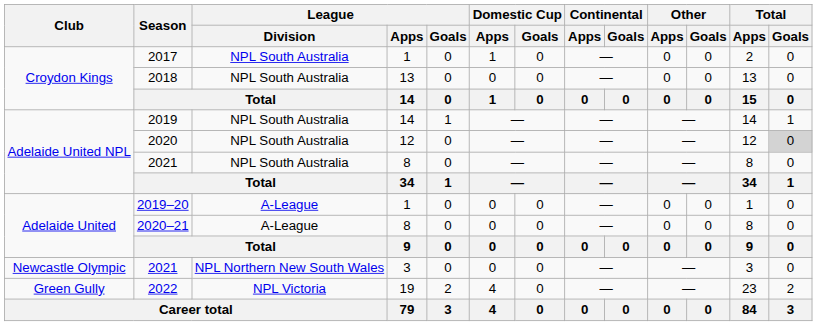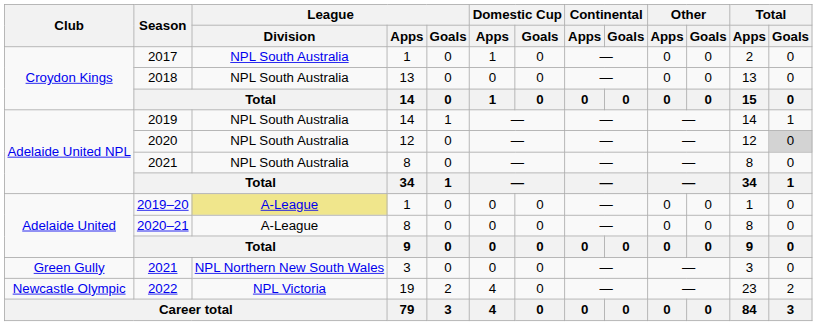(289, 204) no background -> (289, 204) khaki background
(69, 267) Newcastle Olympic -> (69, 267) Green Gully
(69, 288) Green Gully -> (69, 288) Newcastle Olympic
